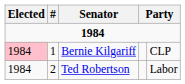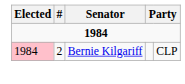(53, 51) 1 -> (59, 51) 2
- row: (95, 70)
